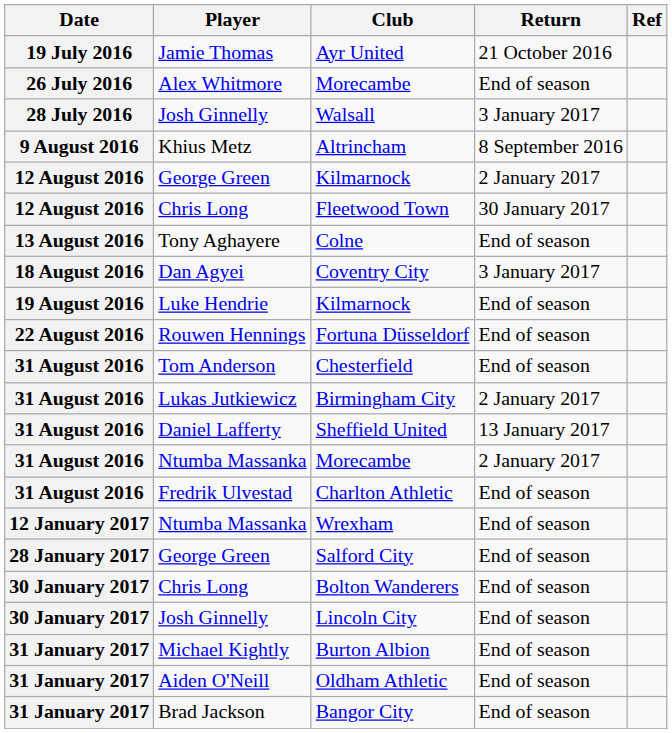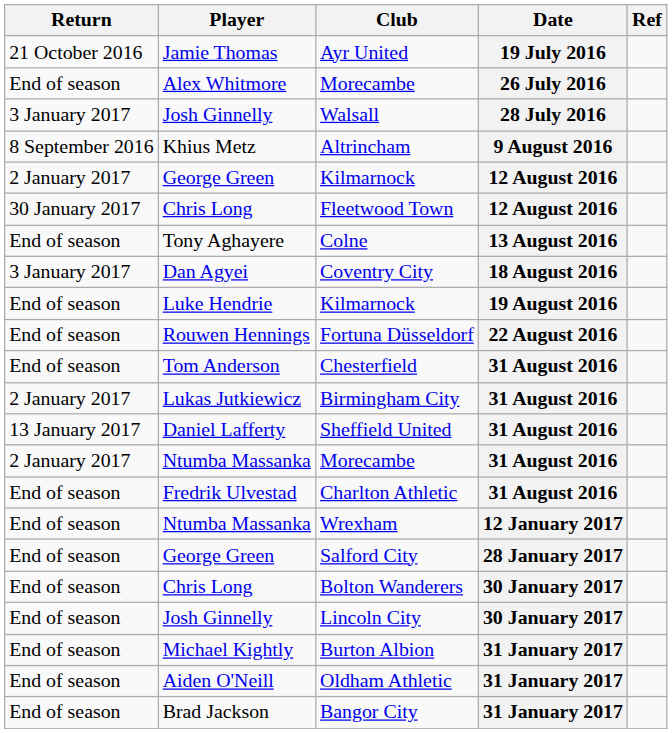columns swapped: (79, 20) <-> (551, 20)
